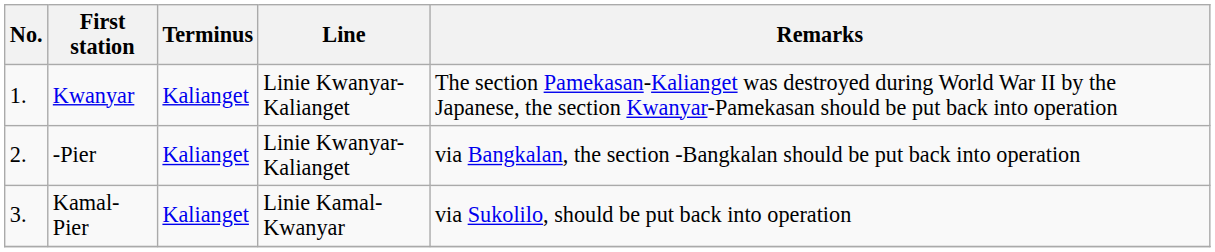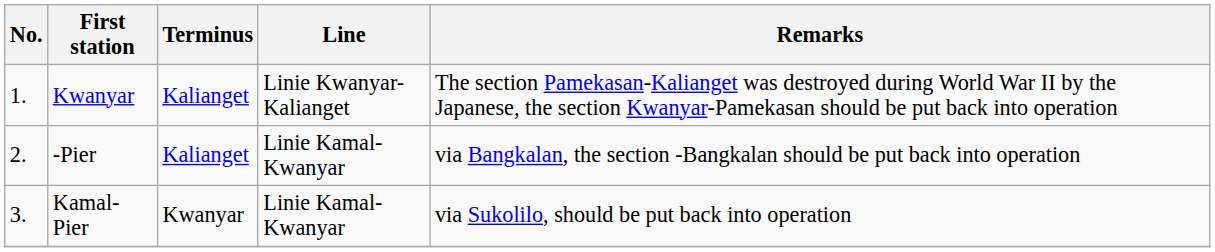(334, 155) Linie Kwanyar-Kalianget -> (323, 155) Linie Kamal-Kwanyar
(206, 215) Kalianget -> (203, 215) Kwanyar
